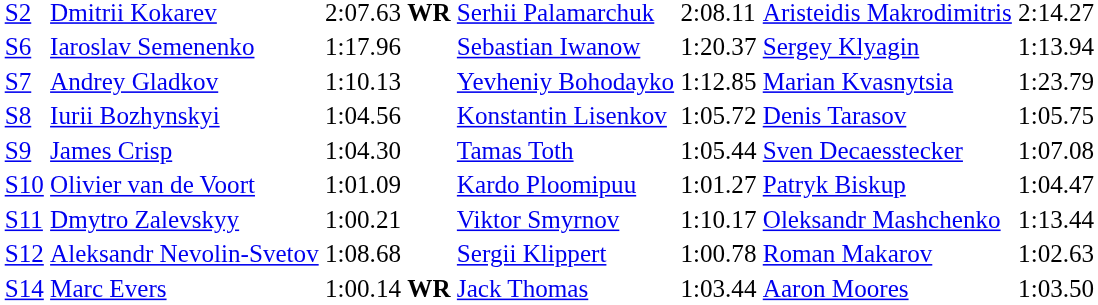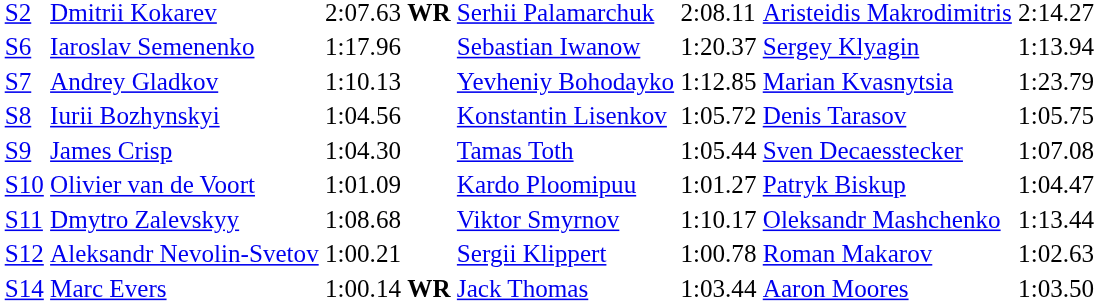(363, 219) 1:00.21 -> (363, 219) 1:08.68
(363, 254) 1:08.68 -> (363, 254) 1:00.21
